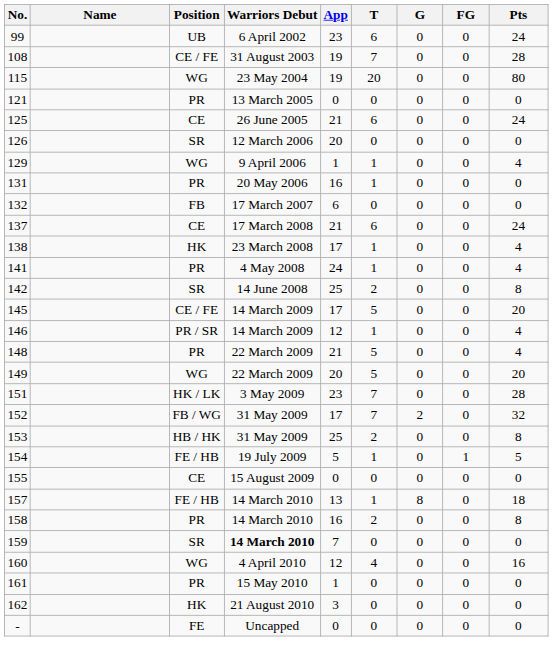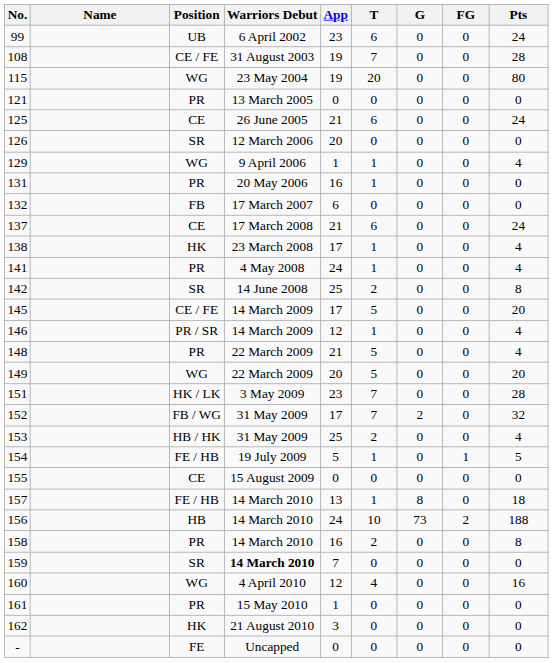(518, 436) 8 -> (518, 436) 4
+ row: (17, 520)
